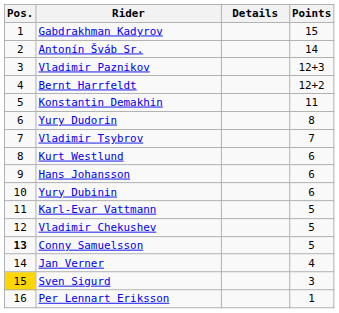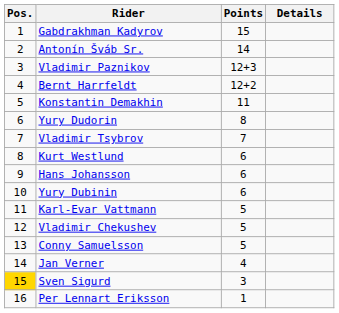columns swapped: (312, 13) <-> (255, 13)
(20, 245) bold -> (20, 245) normal
